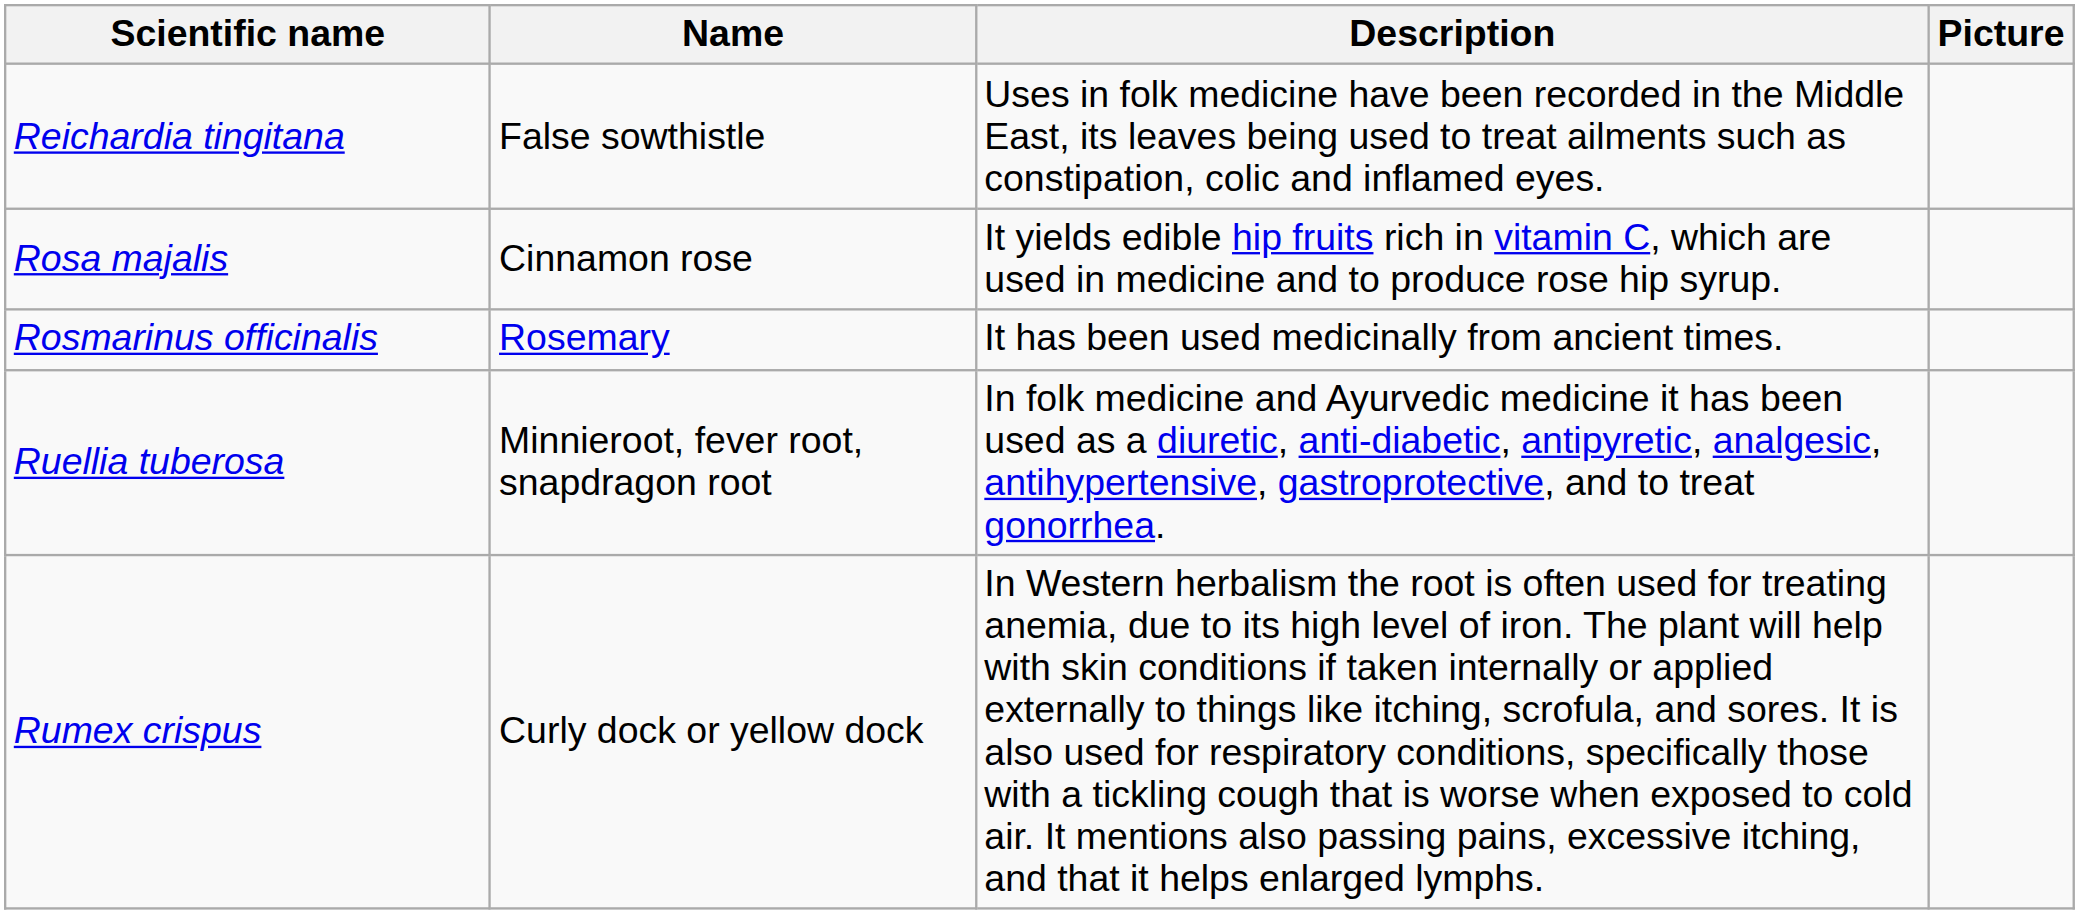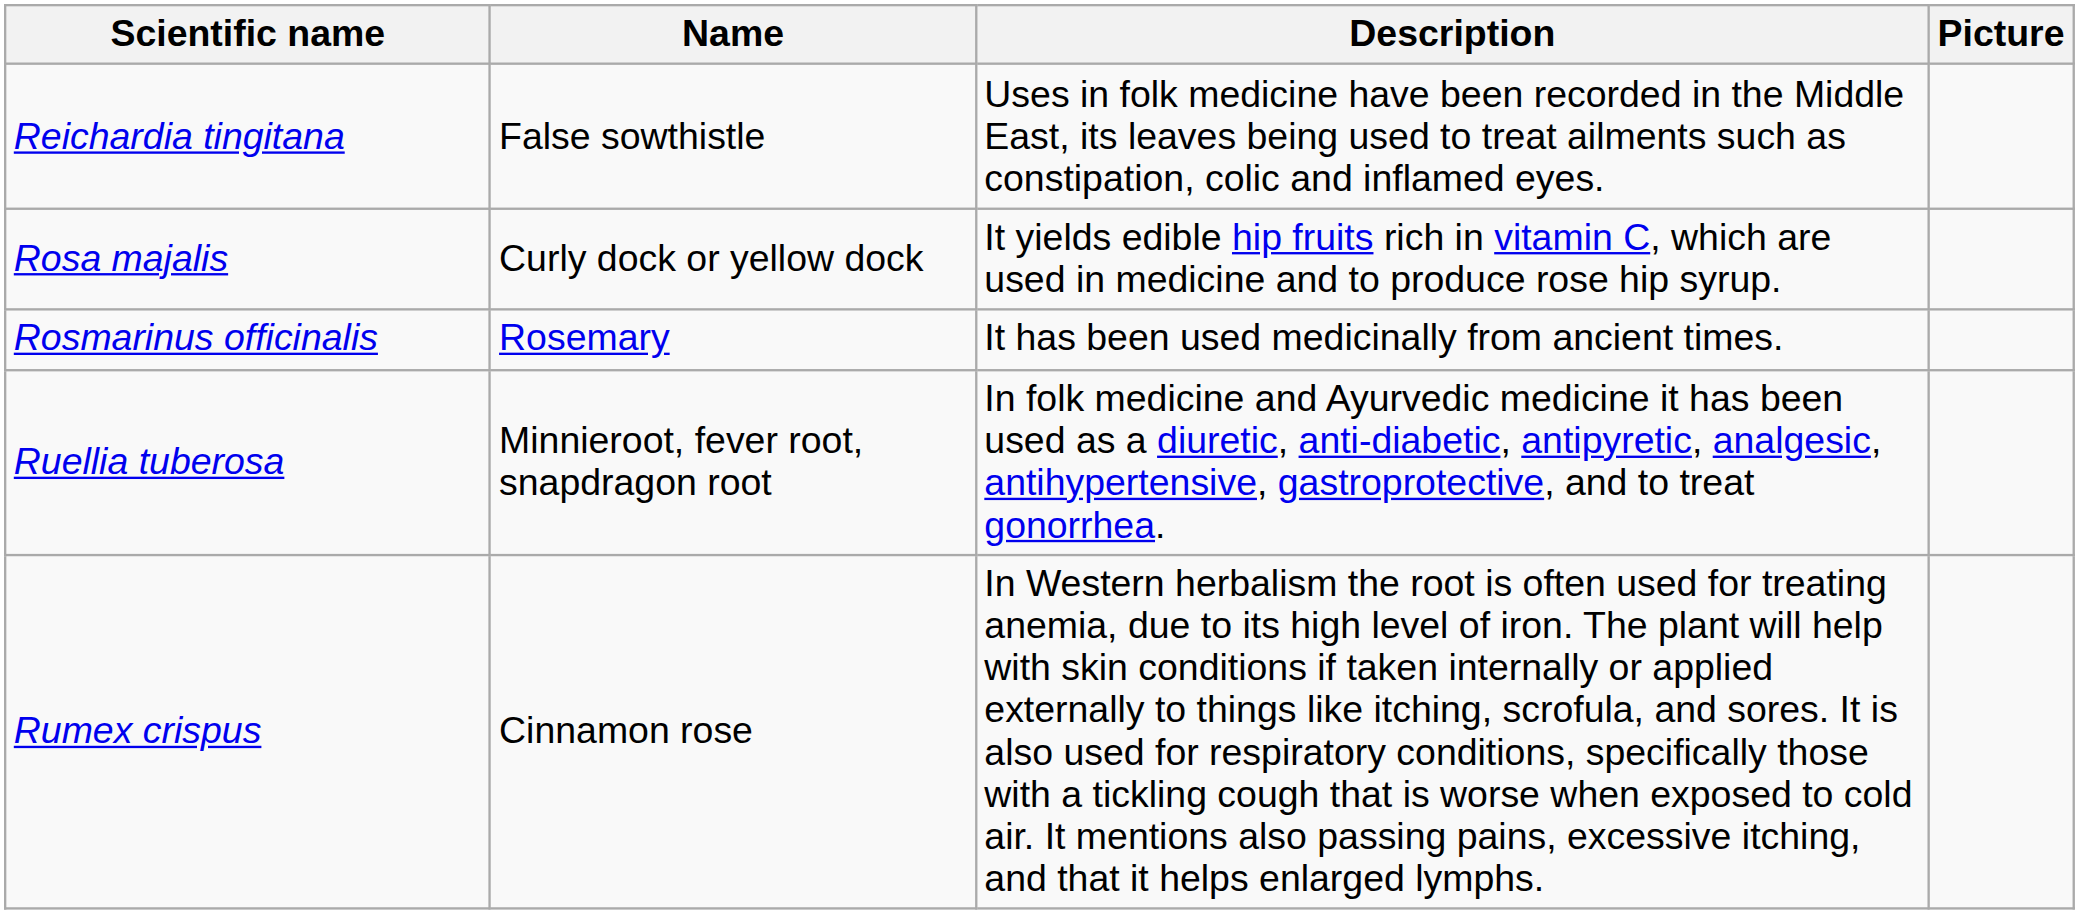(626, 258) Cinnamon rose -> (711, 258) Curly dock or yellow dock
(711, 731) Curly dock or yellow dock -> (626, 731) Cinnamon rose
